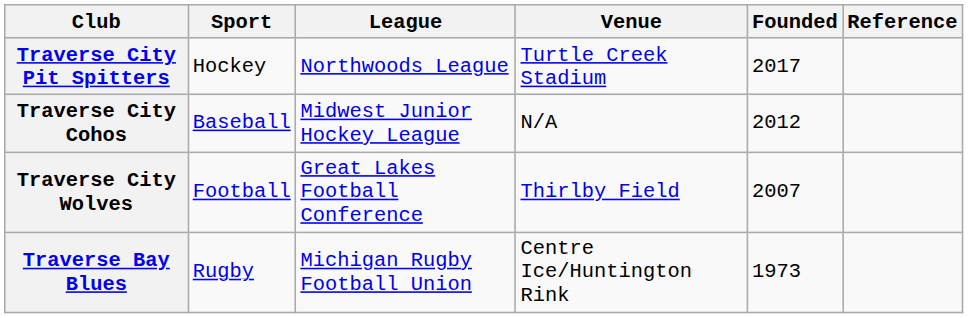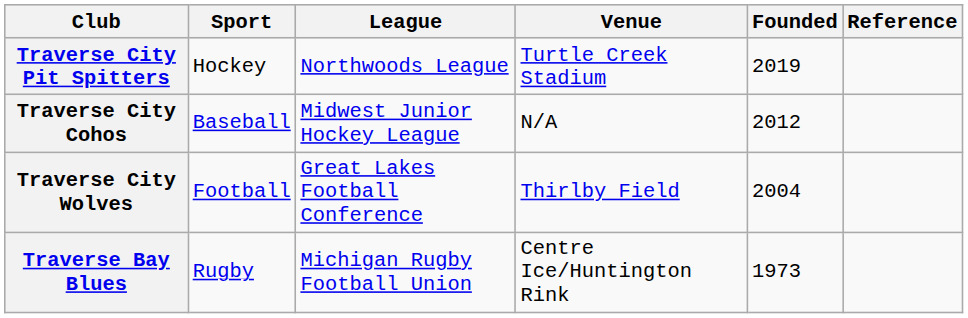(776, 66) 2017 -> (776, 66) 2019
(776, 192) 2007 -> (776, 192) 2004
